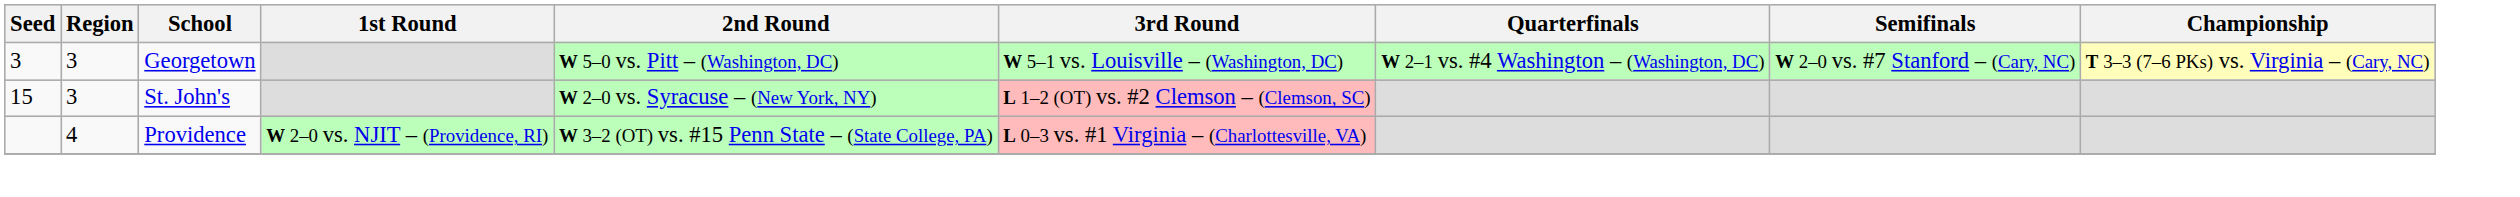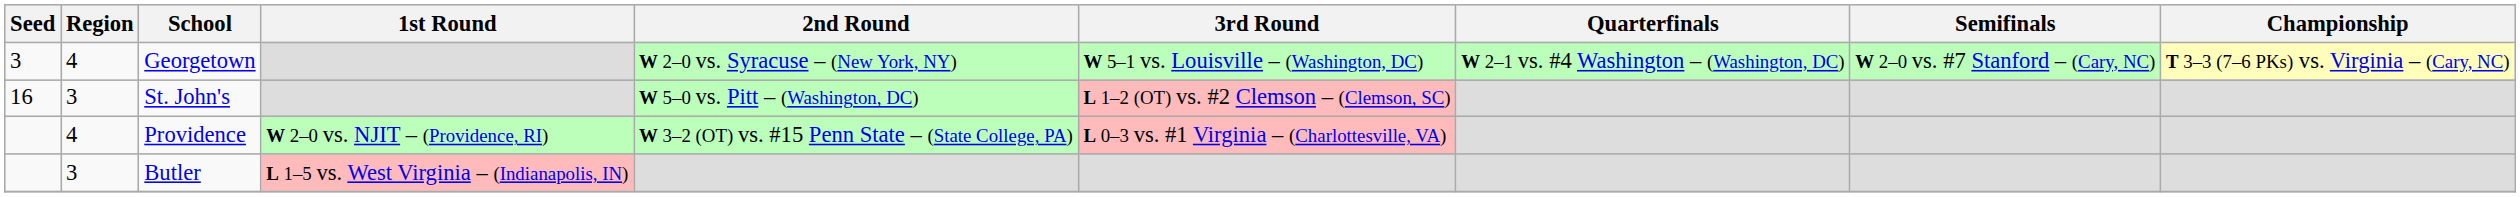(72, 60) 3 -> (72, 60) 4
(699, 60) W 5–0 vs. Pitt – (Washington, DC) -> (798, 60) W 2–0 vs. Syracuse – (New York, NY)
(21, 98) 15 -> (21, 98) 16
(718, 98) W 2–0 vs. Syracuse – (New York, NY) -> (779, 98) W 5–0 vs. Pitt – (Washington, DC)
+ row: (173, 172)
